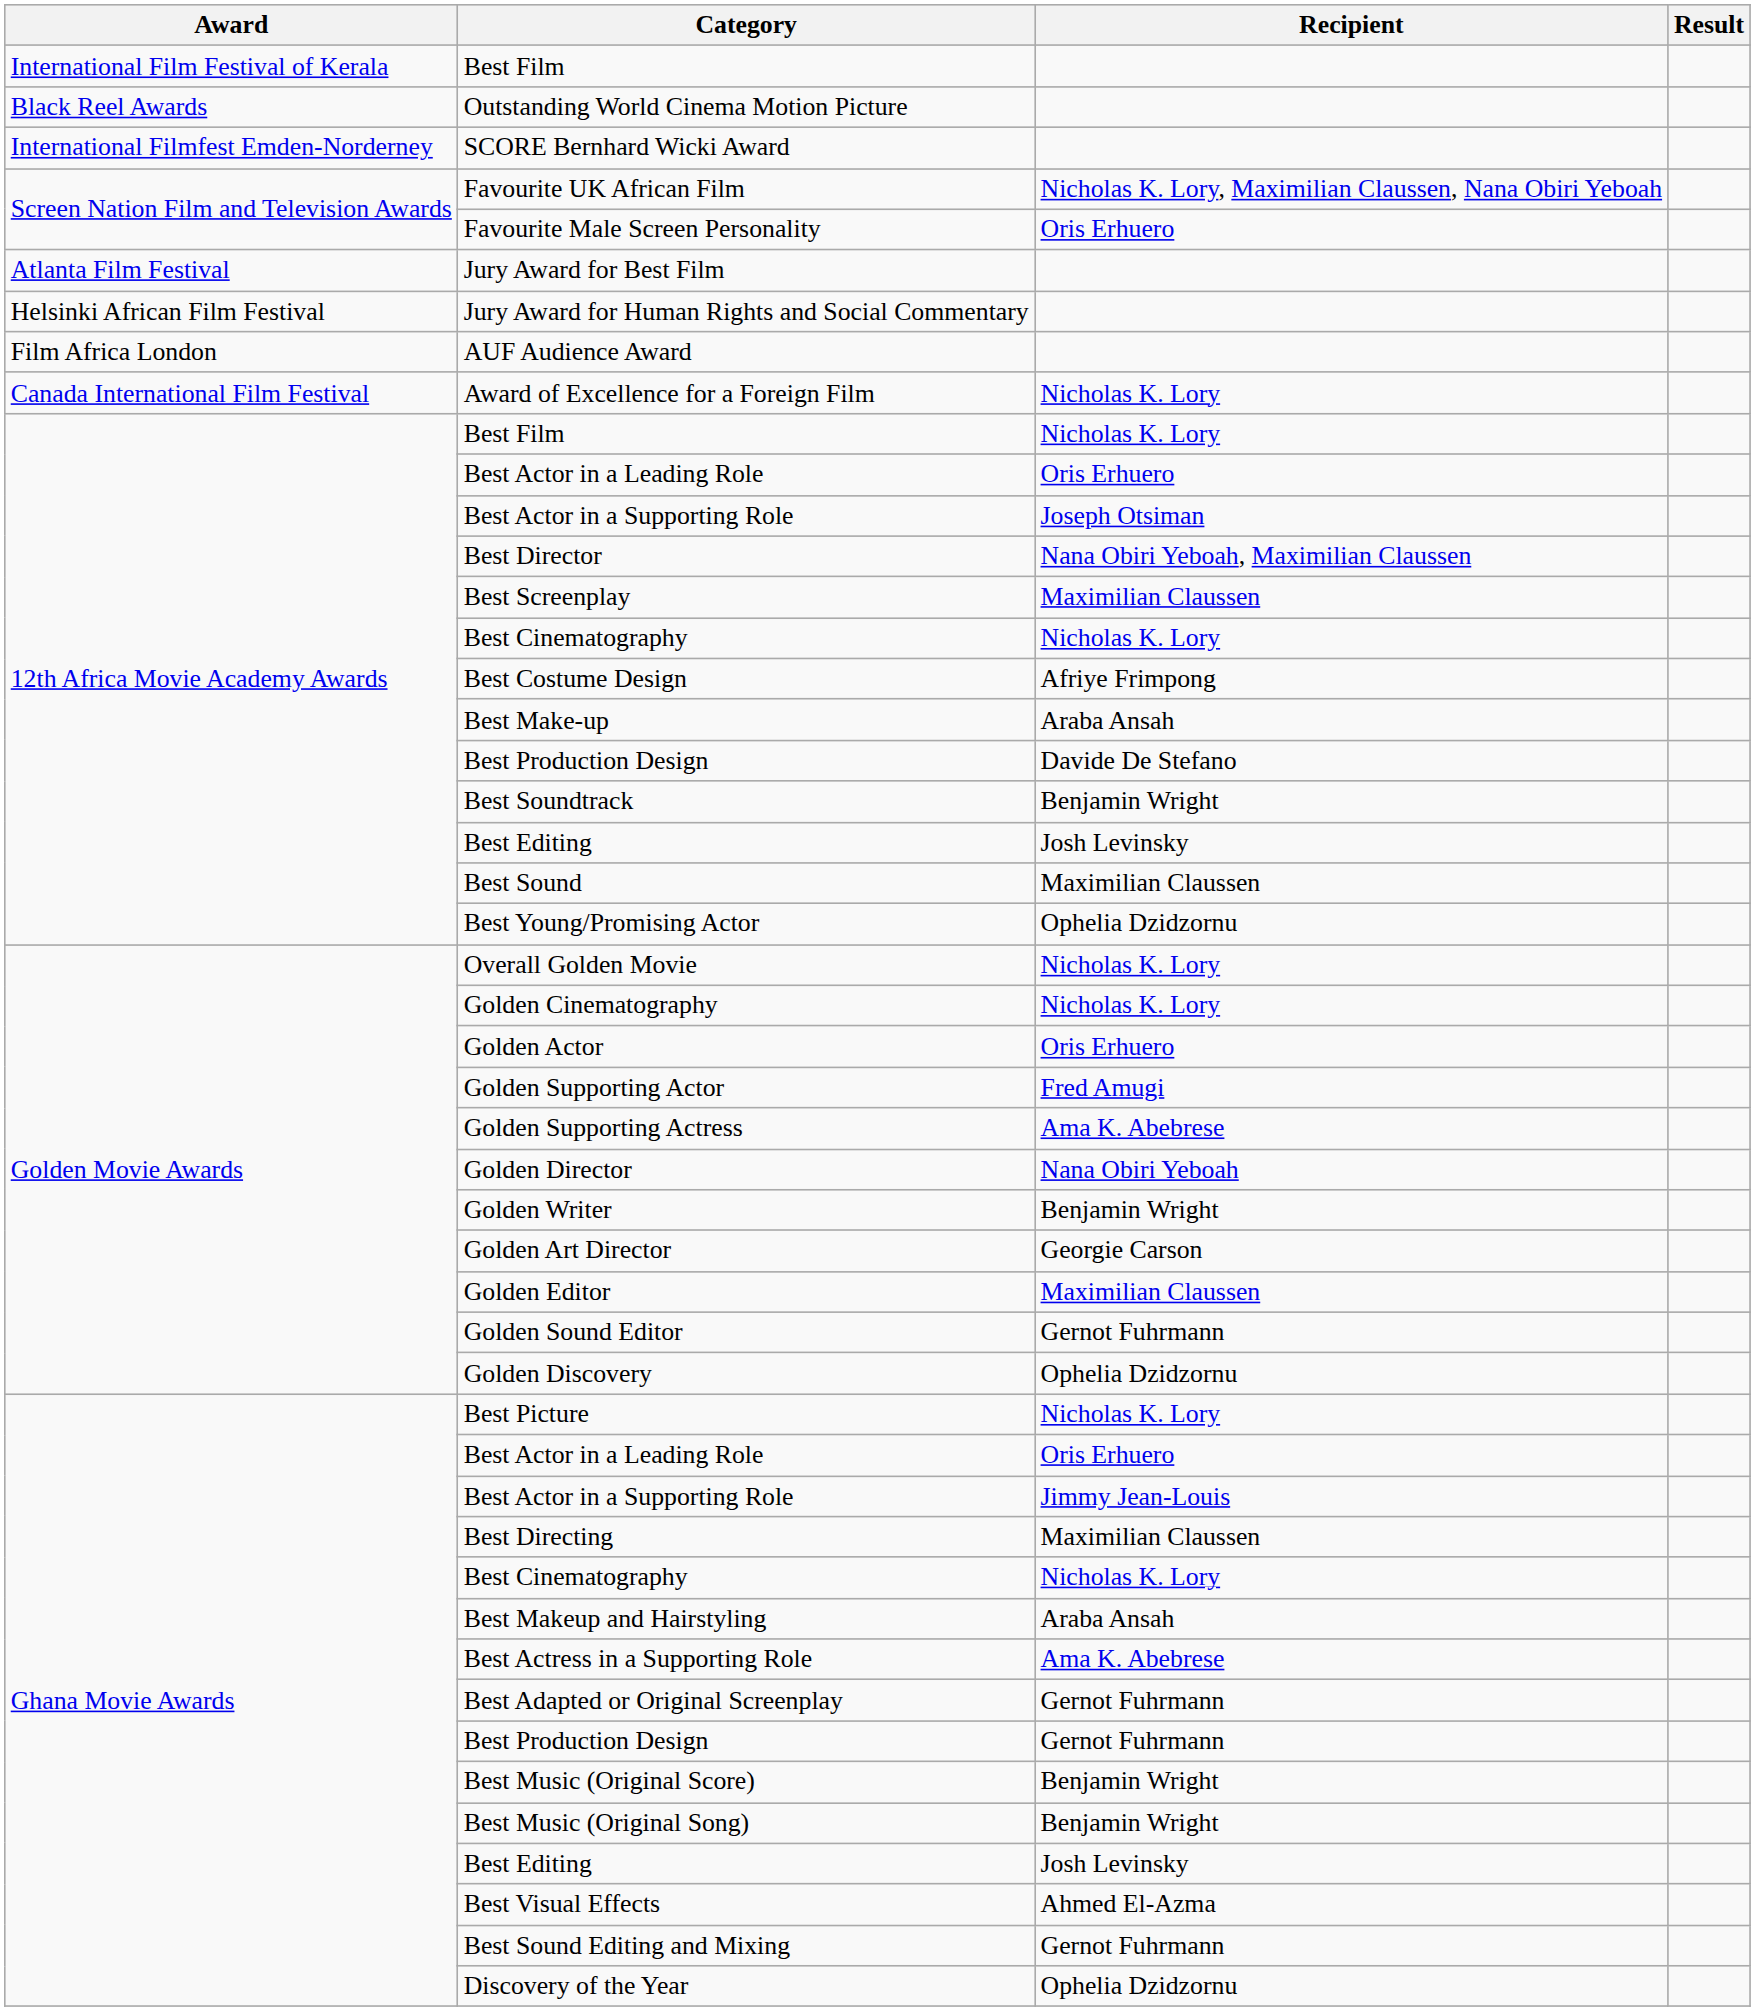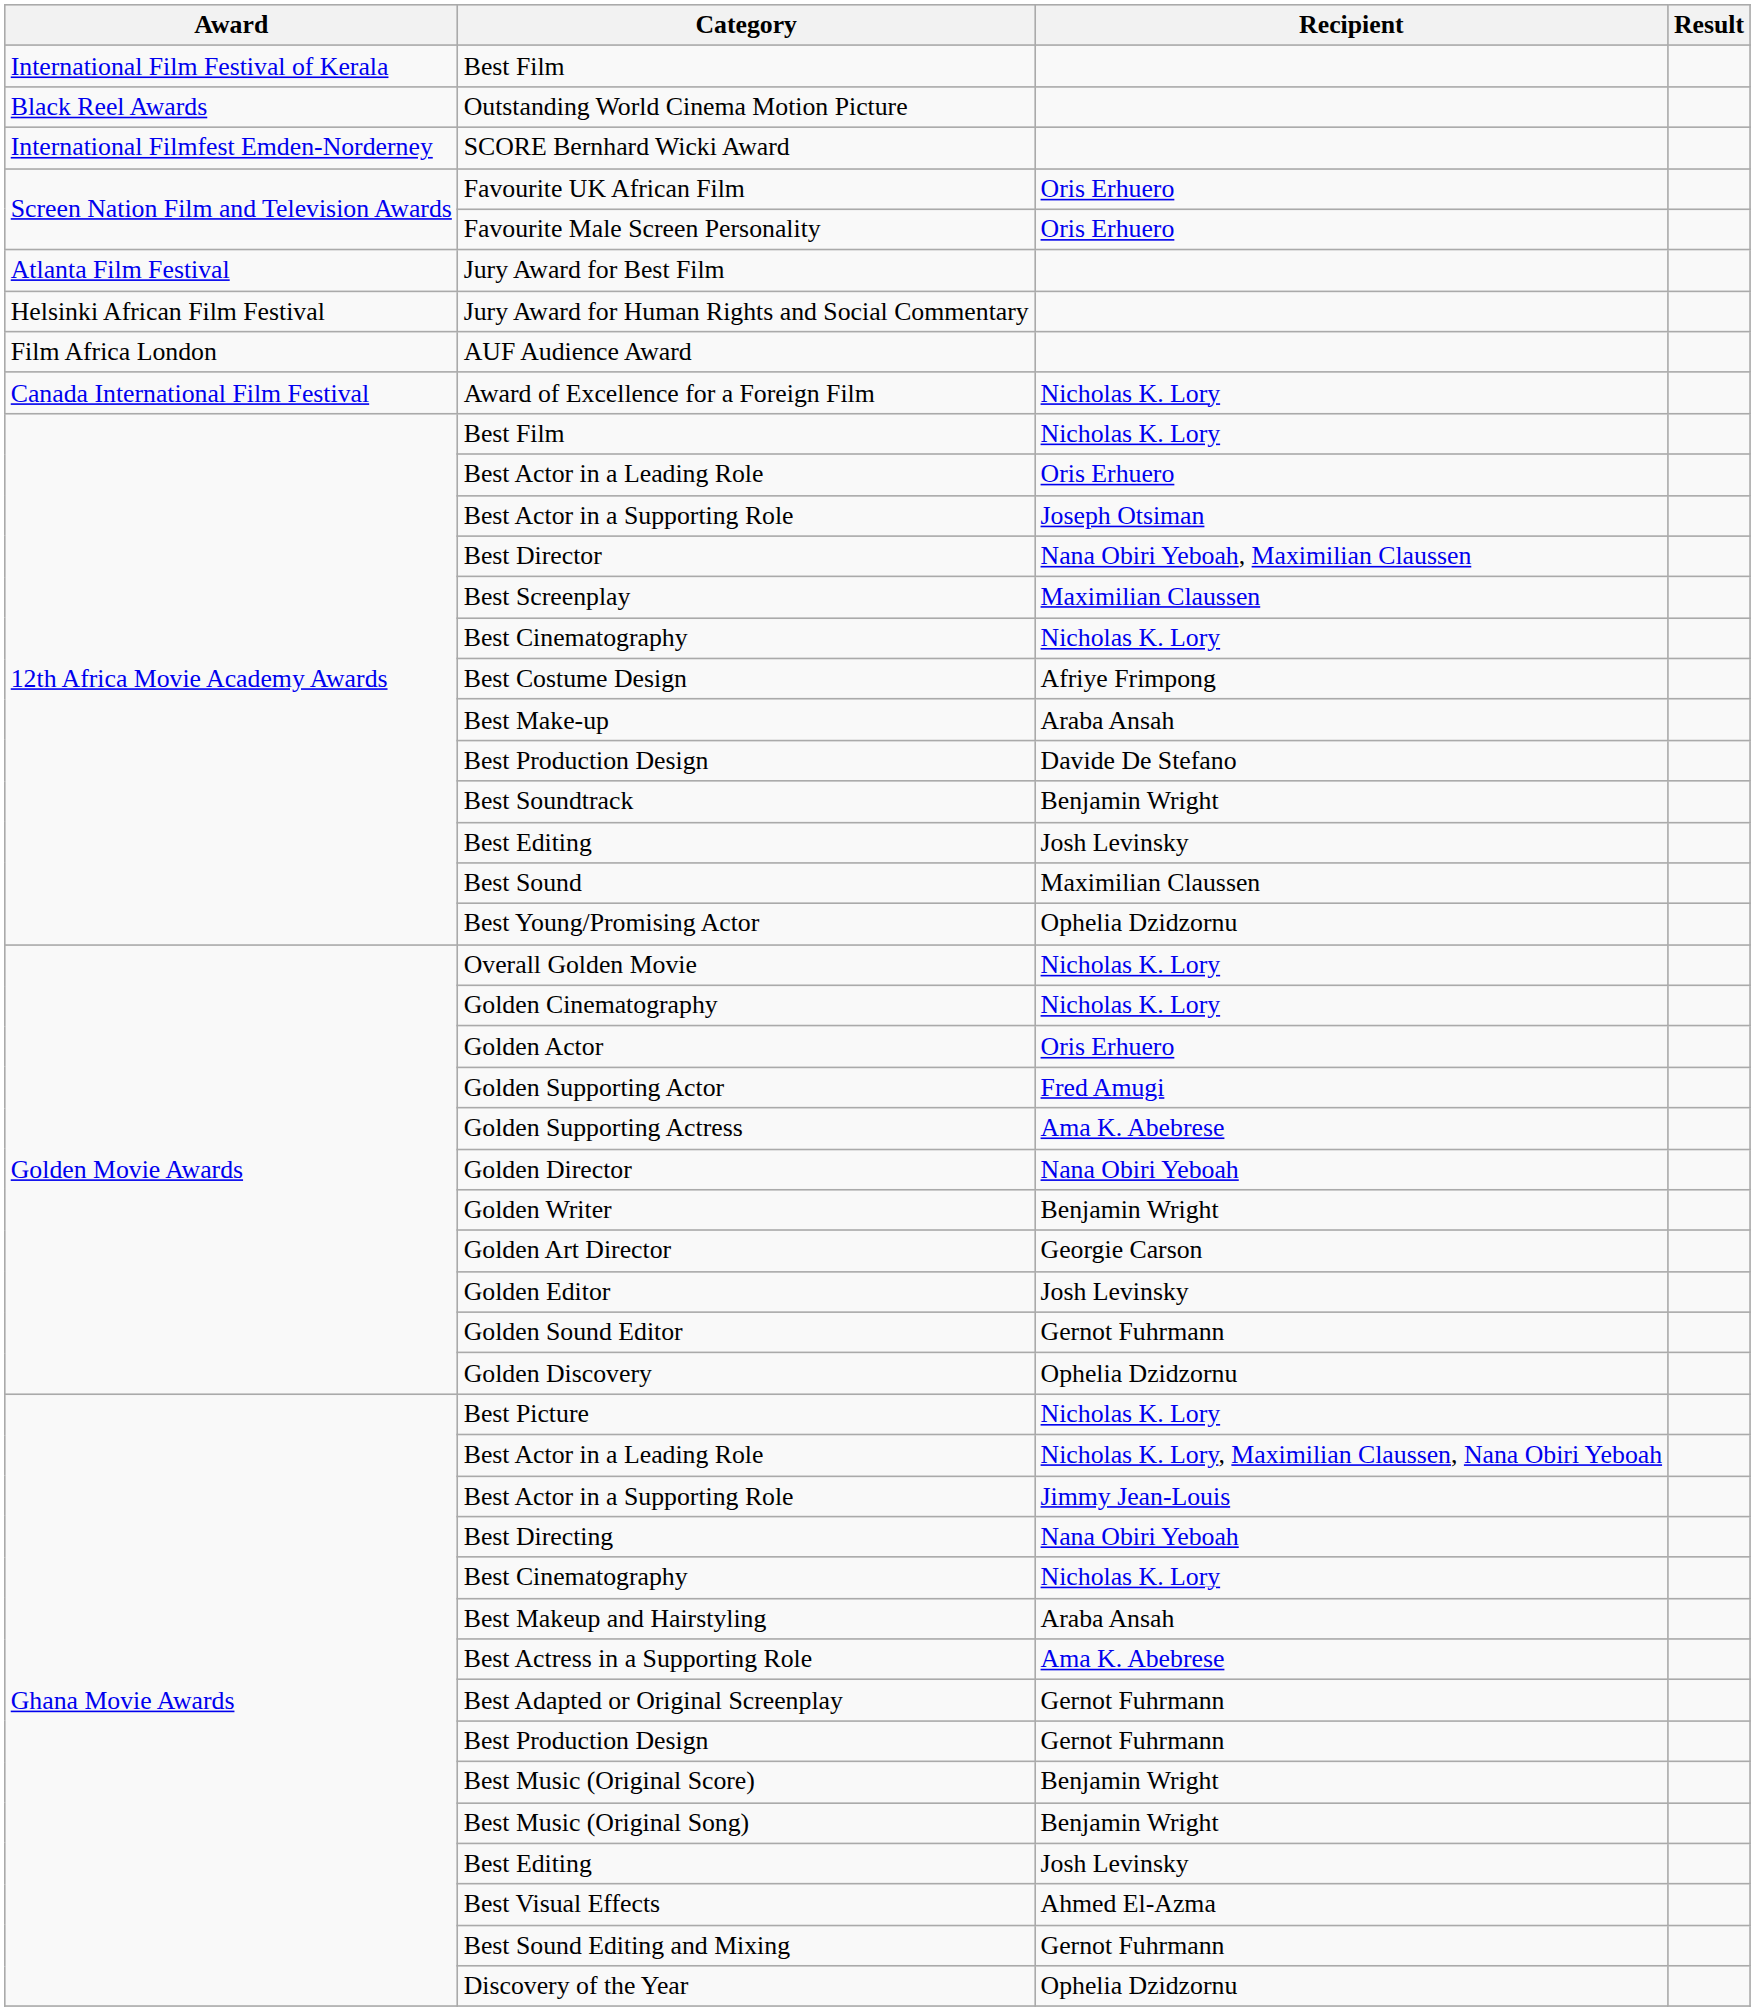(1351, 188) Nicholas K. Lory, Maximilian Claussen, Nana Obiri Yeboah -> (1107, 188) Oris Erhuero
(1150, 1291) Maximilian Claussen -> (1115, 1291) Josh Levinsky
(1107, 1454) Oris Erhuero -> (1351, 1454) Nicholas K. Lory, Maximilian Claussen, Nana Obiri Yeboah
(1150, 1536) Maximilian Claussen -> (1140, 1536) Nana Obiri Yeboah
